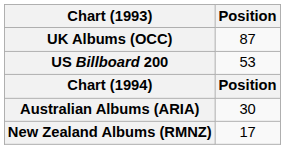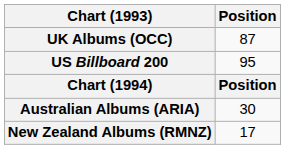(248, 62) 53 -> (248, 62) 95
